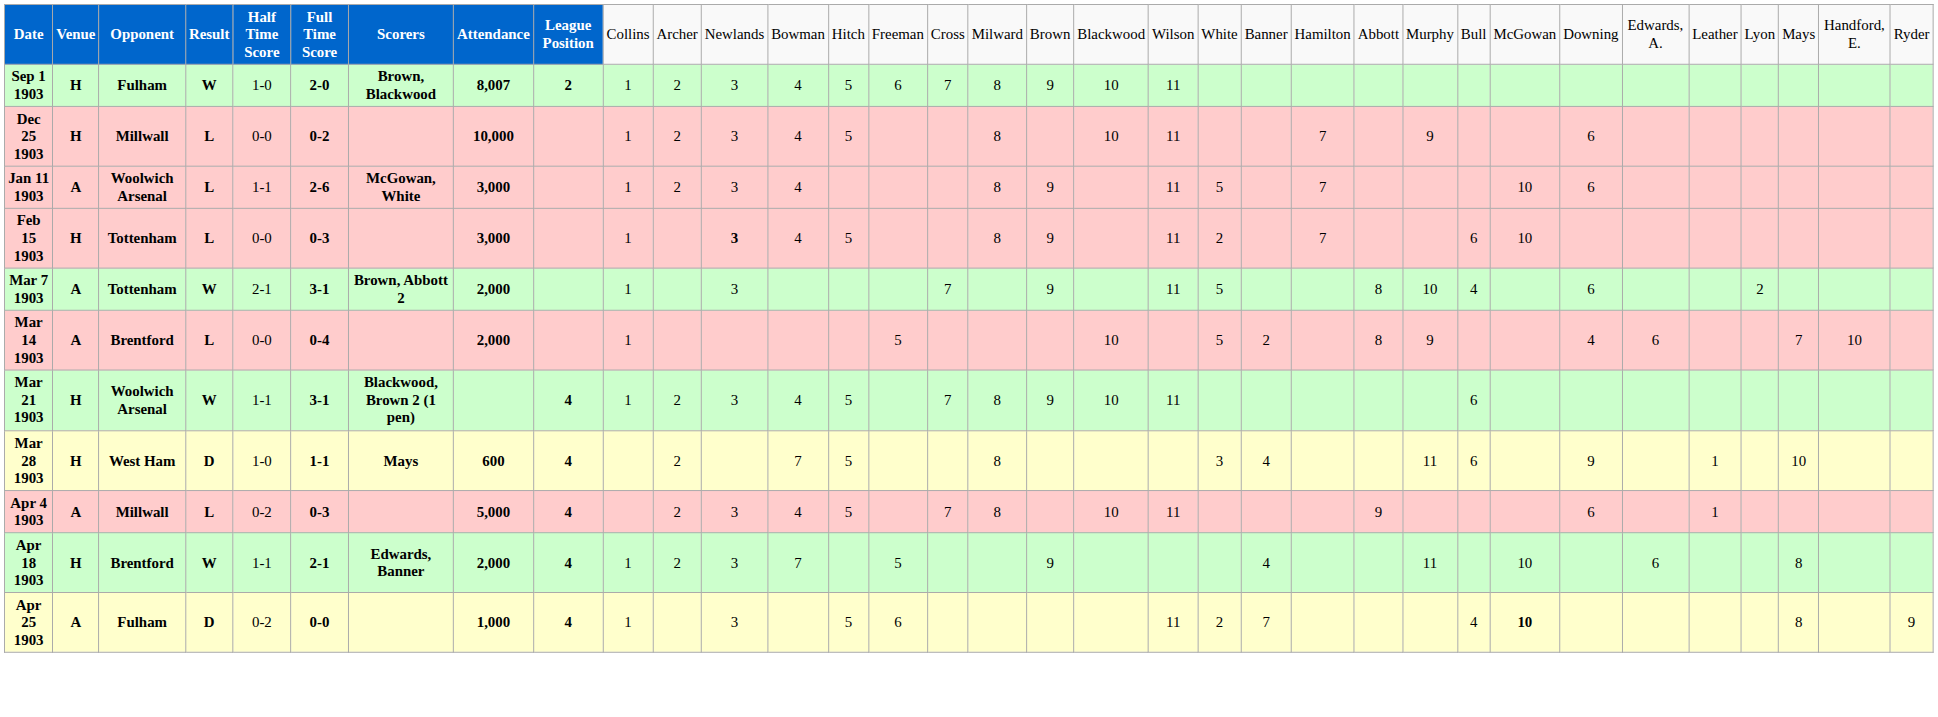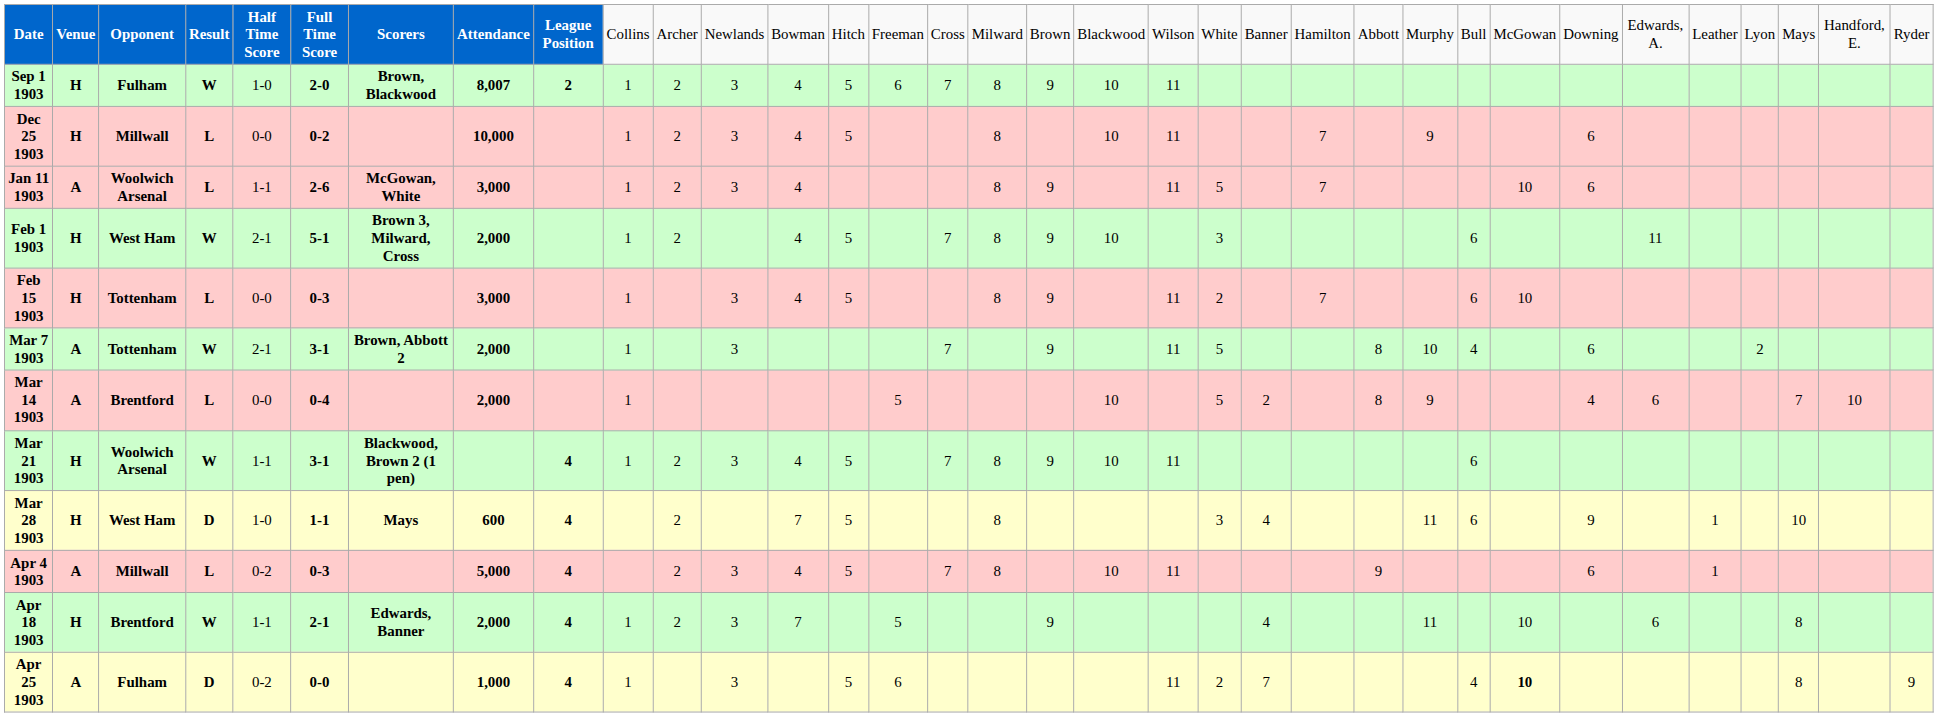+ row: (29, 238)
(734, 238) bold -> (734, 298) normal
